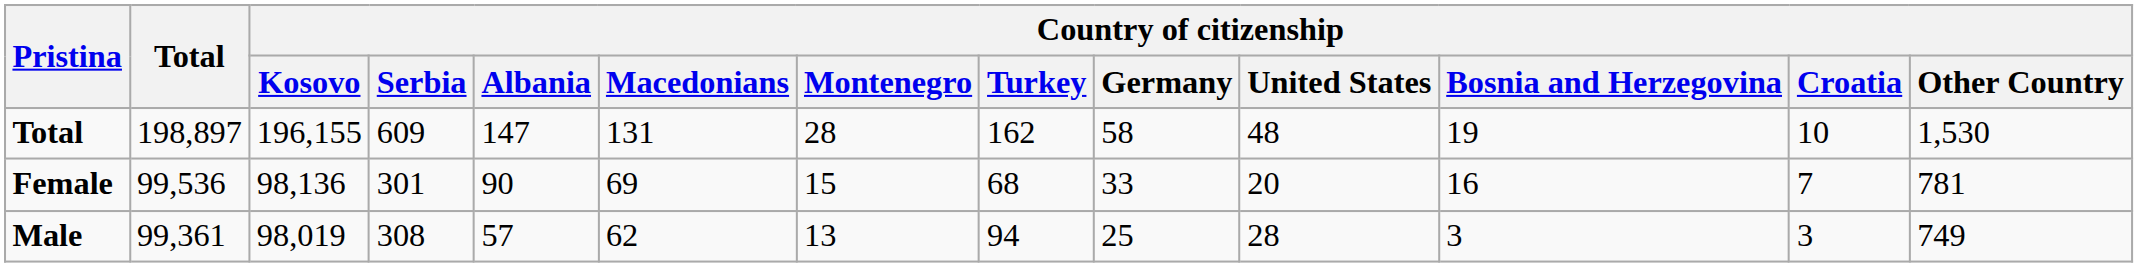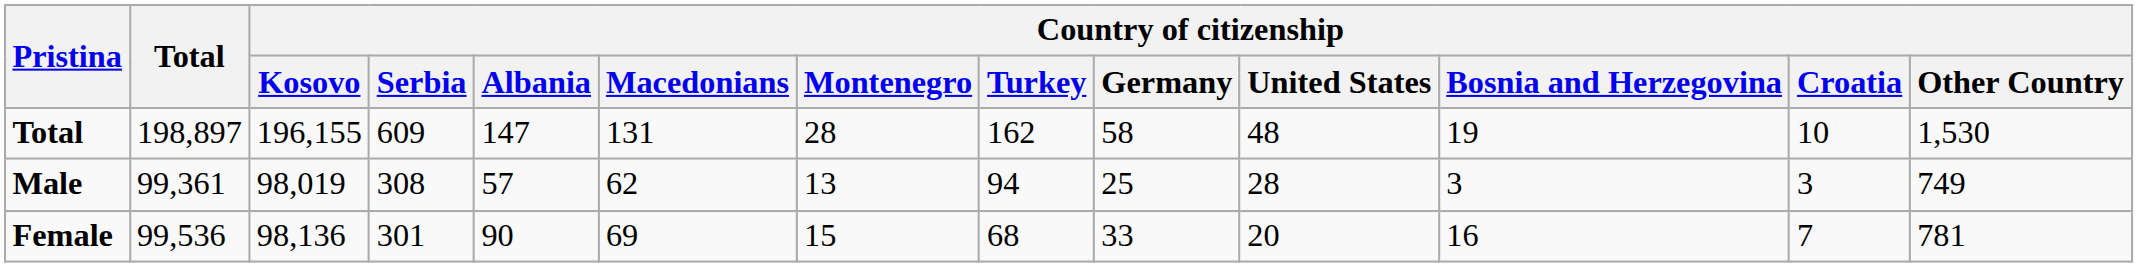rows swapped: (47, 235) <-> (63, 183)
